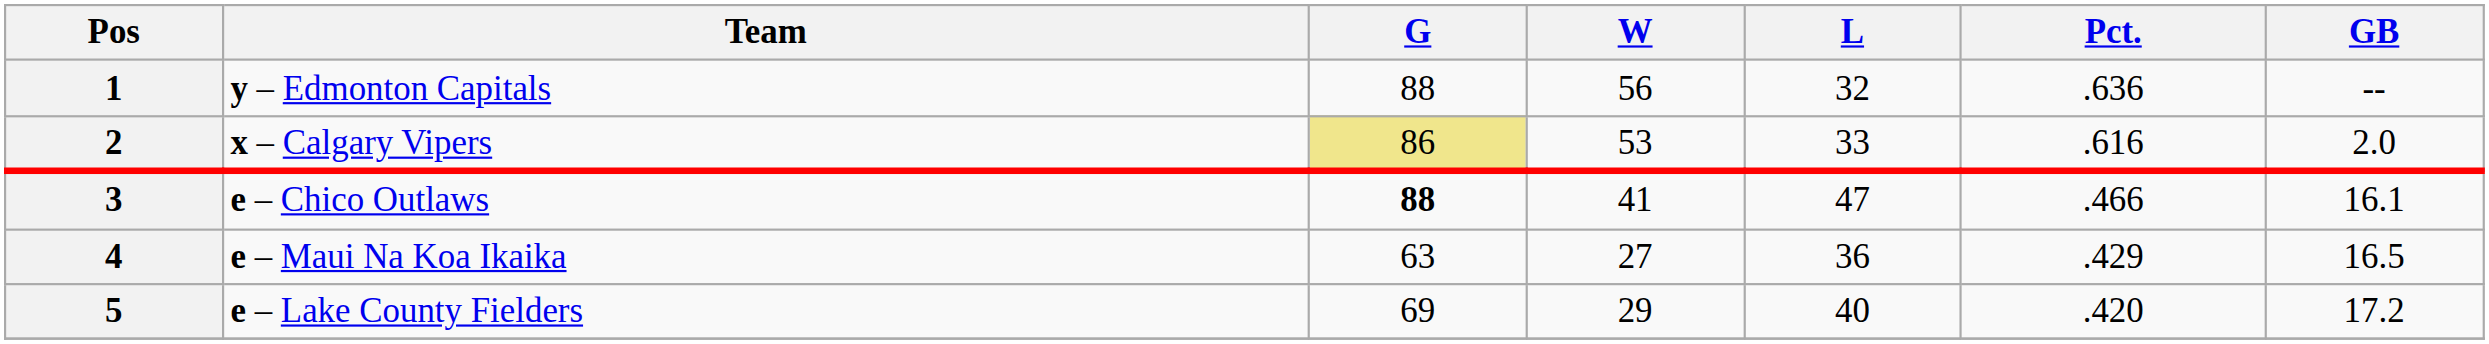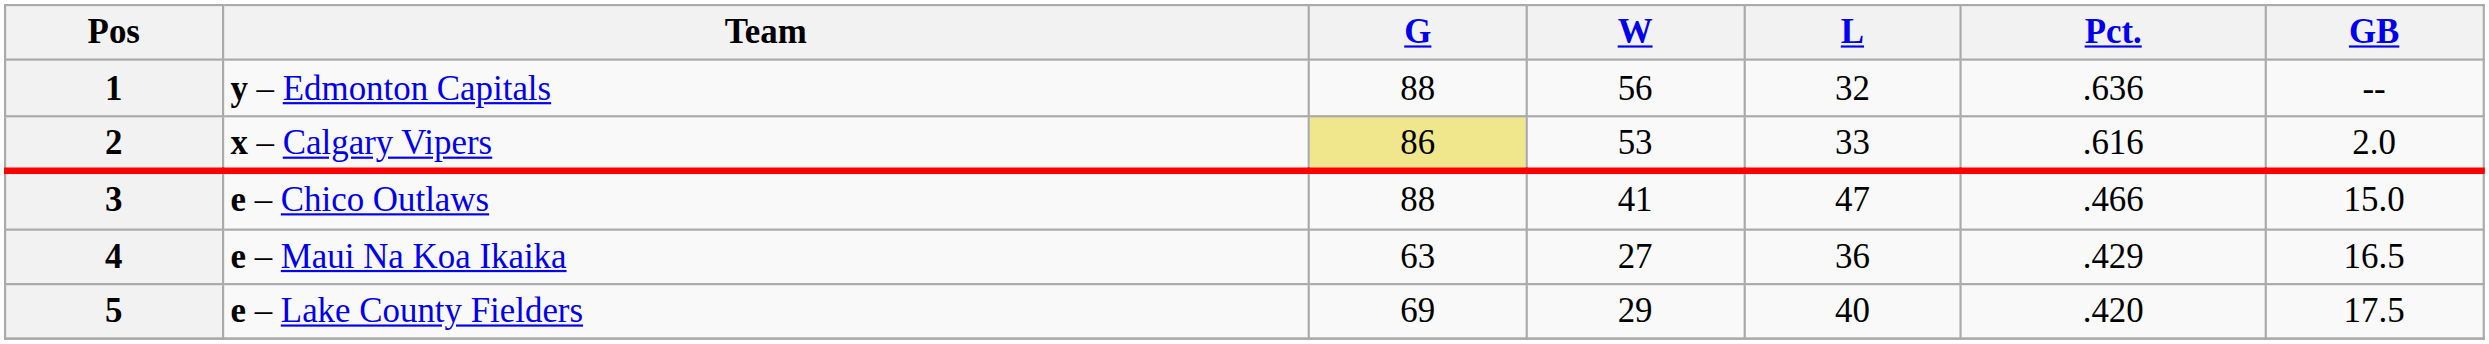(1418, 200) bold -> (1418, 200) normal
(2374, 200) 16.1 -> (2374, 200) 15.0
(2374, 310) 17.2 -> (2374, 310) 17.5
